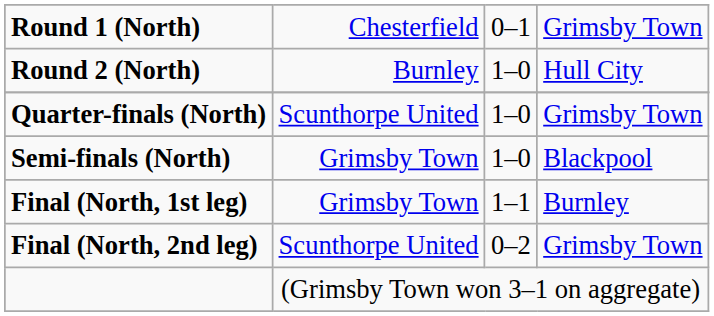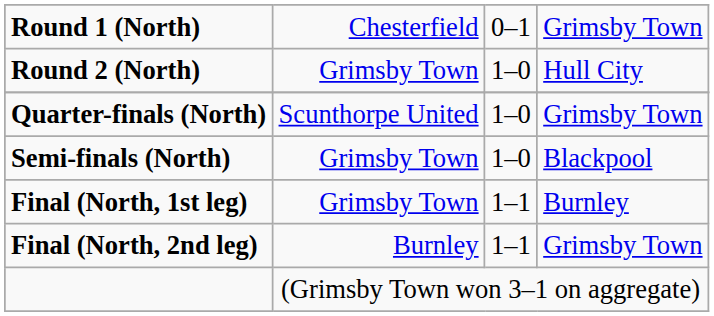(436, 70) Burnley -> (399, 70) Grimsby Town
(379, 245) Scunthorpe United -> (436, 245) Burnley
(511, 245) 0–2 -> (511, 245) 1–1
